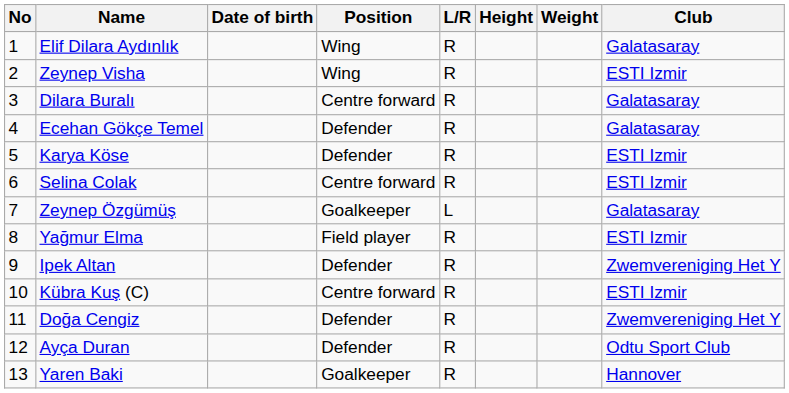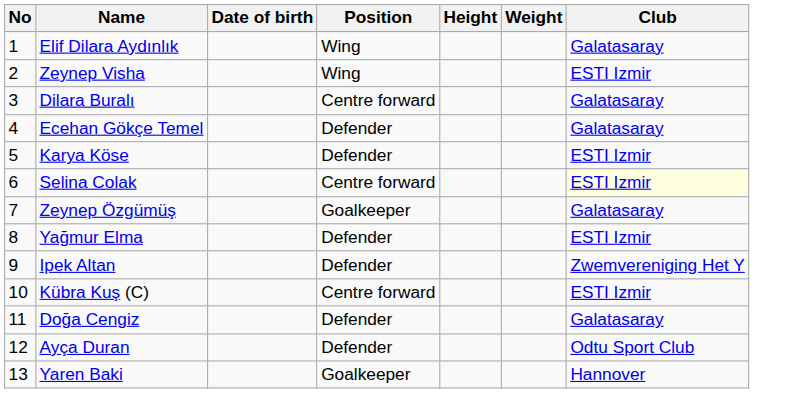- column: (457, 18)
(647, 182) no background -> (611, 182) lightyellow background
(366, 237) Field player -> (357, 237) Defender
(693, 319) Zwemvereniging Het Y -> (617, 319) Galatasaray
